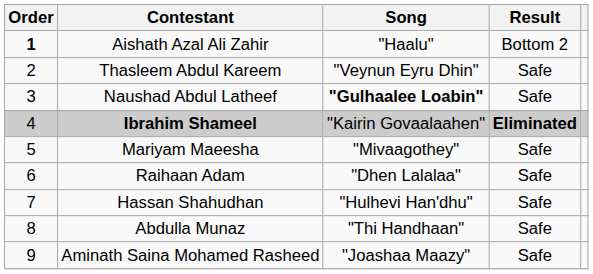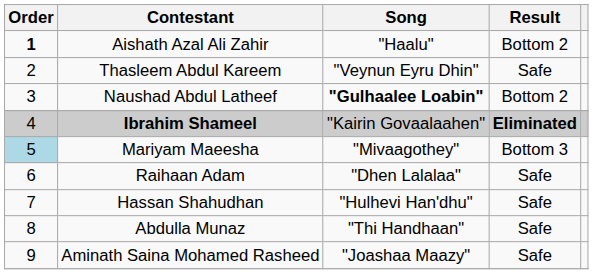(535, 96) Safe -> (535, 96) Bottom 2
(31, 149) no background -> (31, 149) lightblue background
(535, 149) Safe -> (535, 149) Bottom 3
